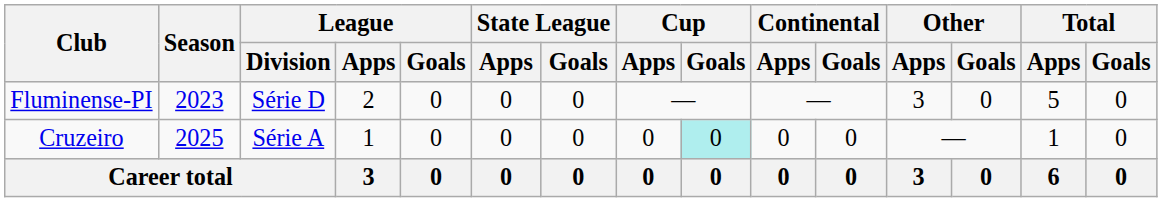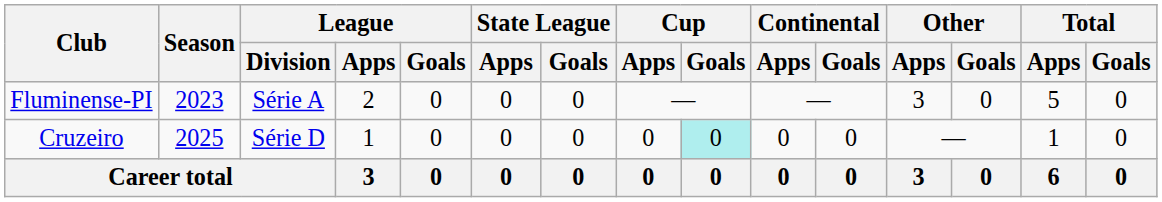(288, 100) Série D -> (288, 100) Série A
(288, 138) Série A -> (288, 138) Série D
